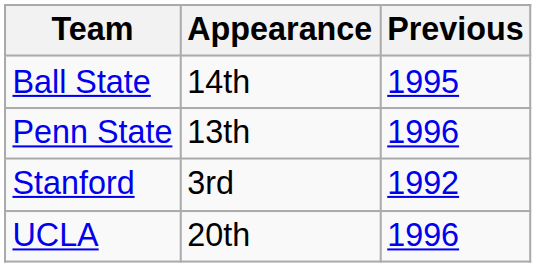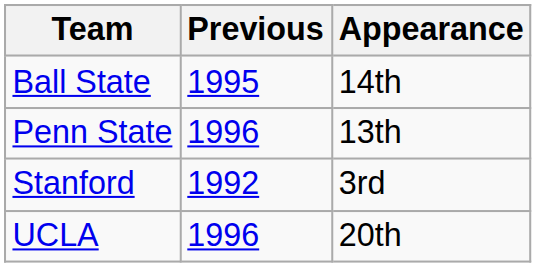columns swapped: (280, 30) <-> (455, 30)
